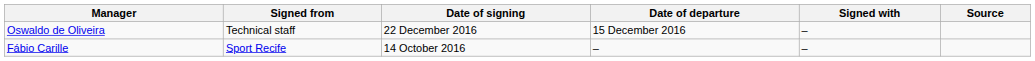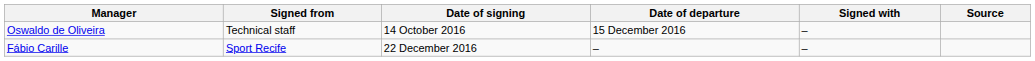(430, 31) 22 December 2016 -> (425, 31) 14 October 2016
(425, 48) 14 October 2016 -> (430, 48) 22 December 2016
